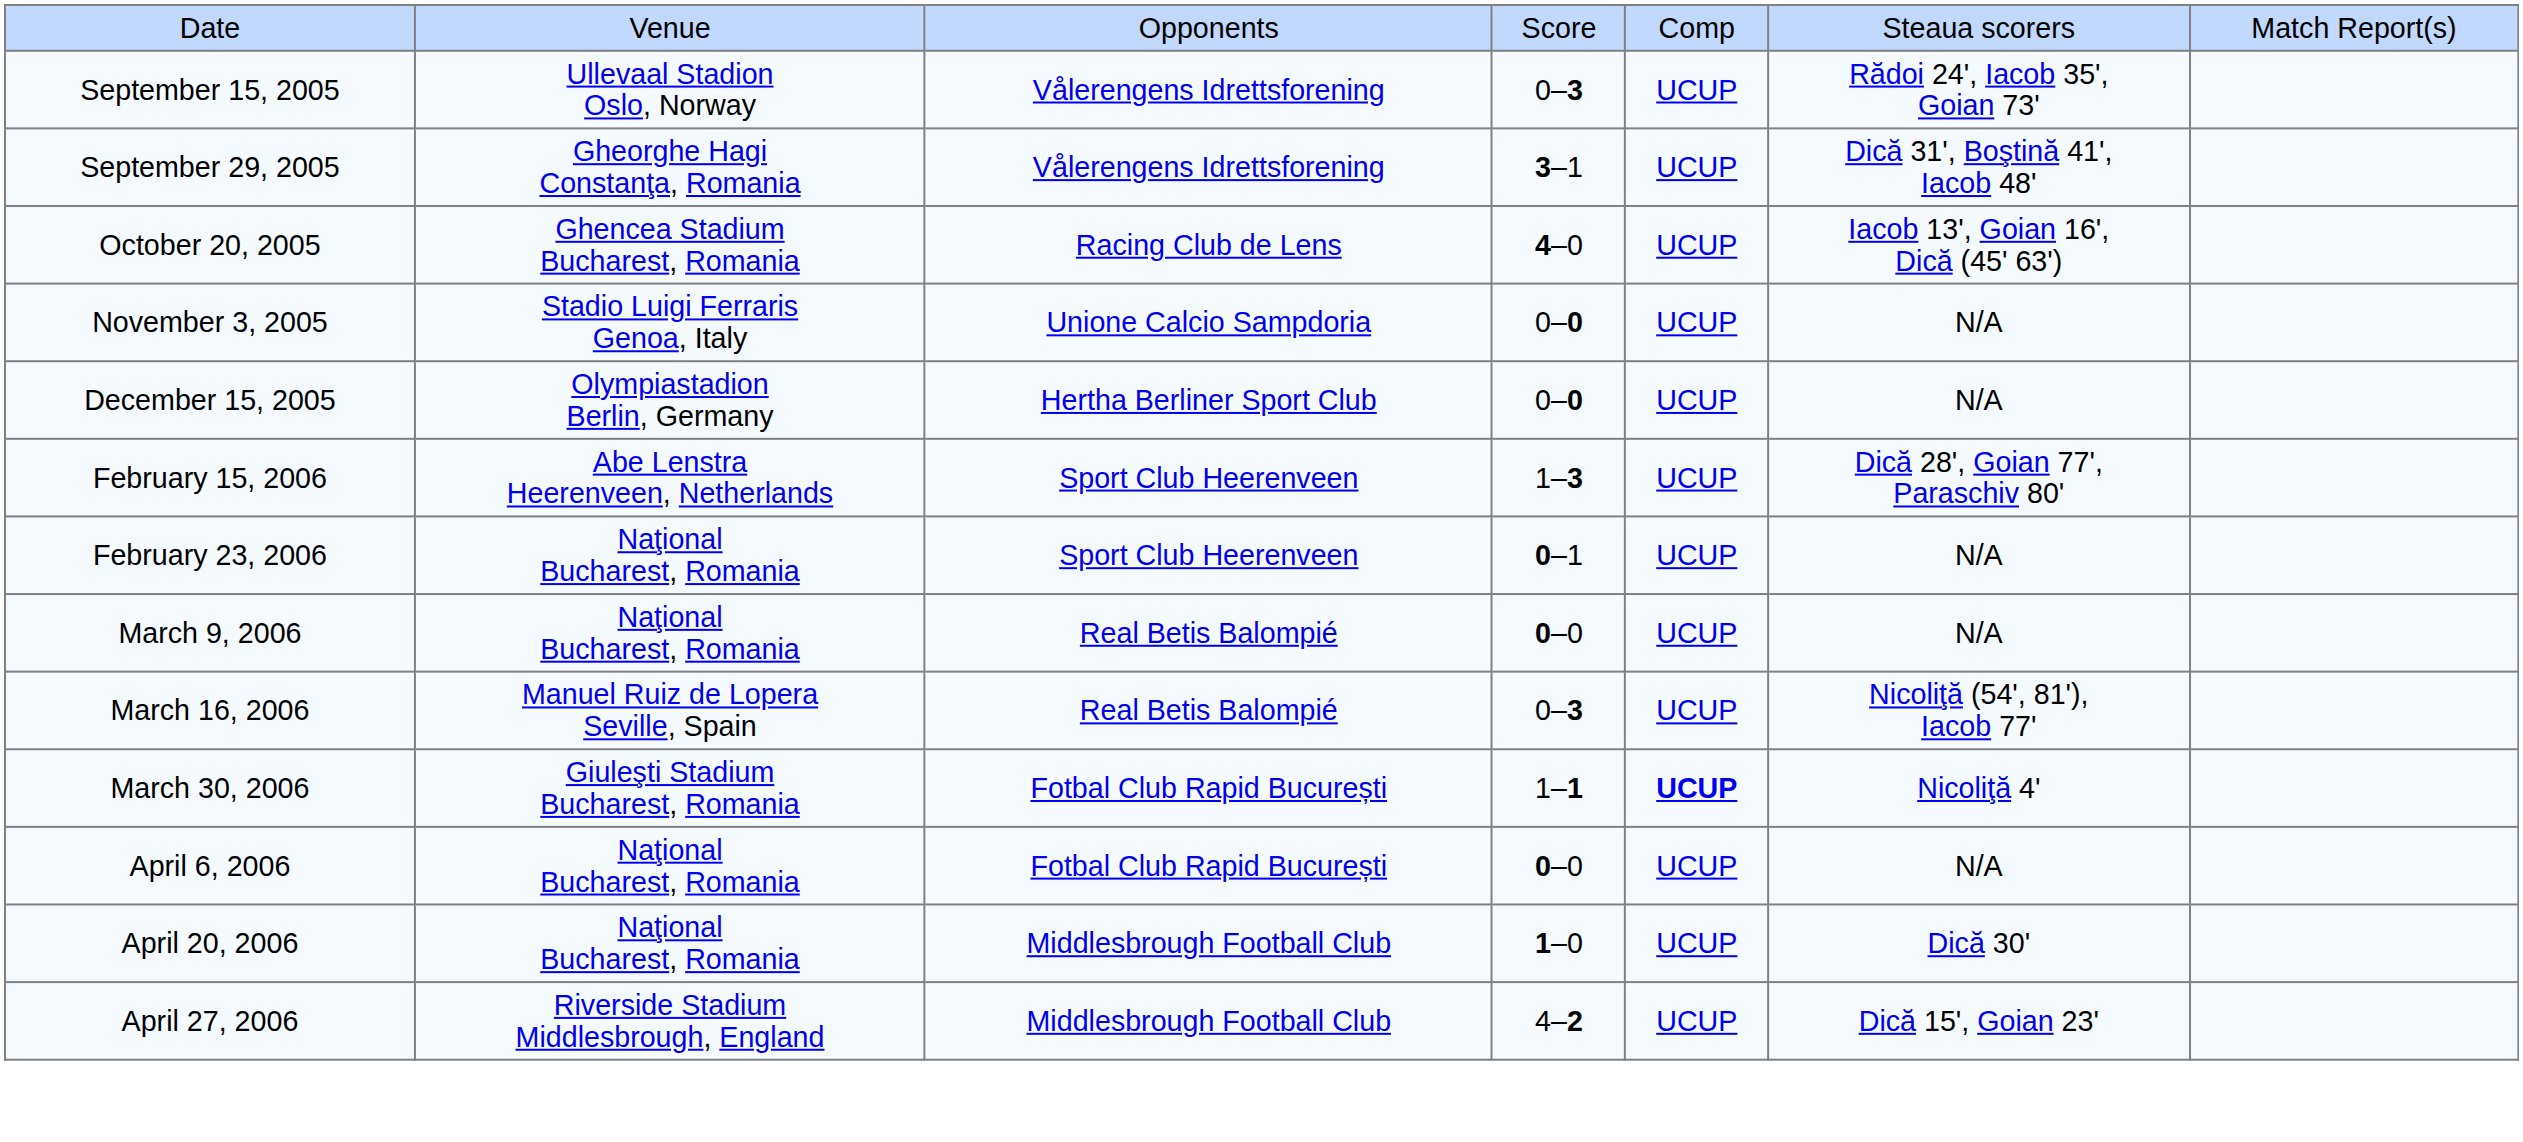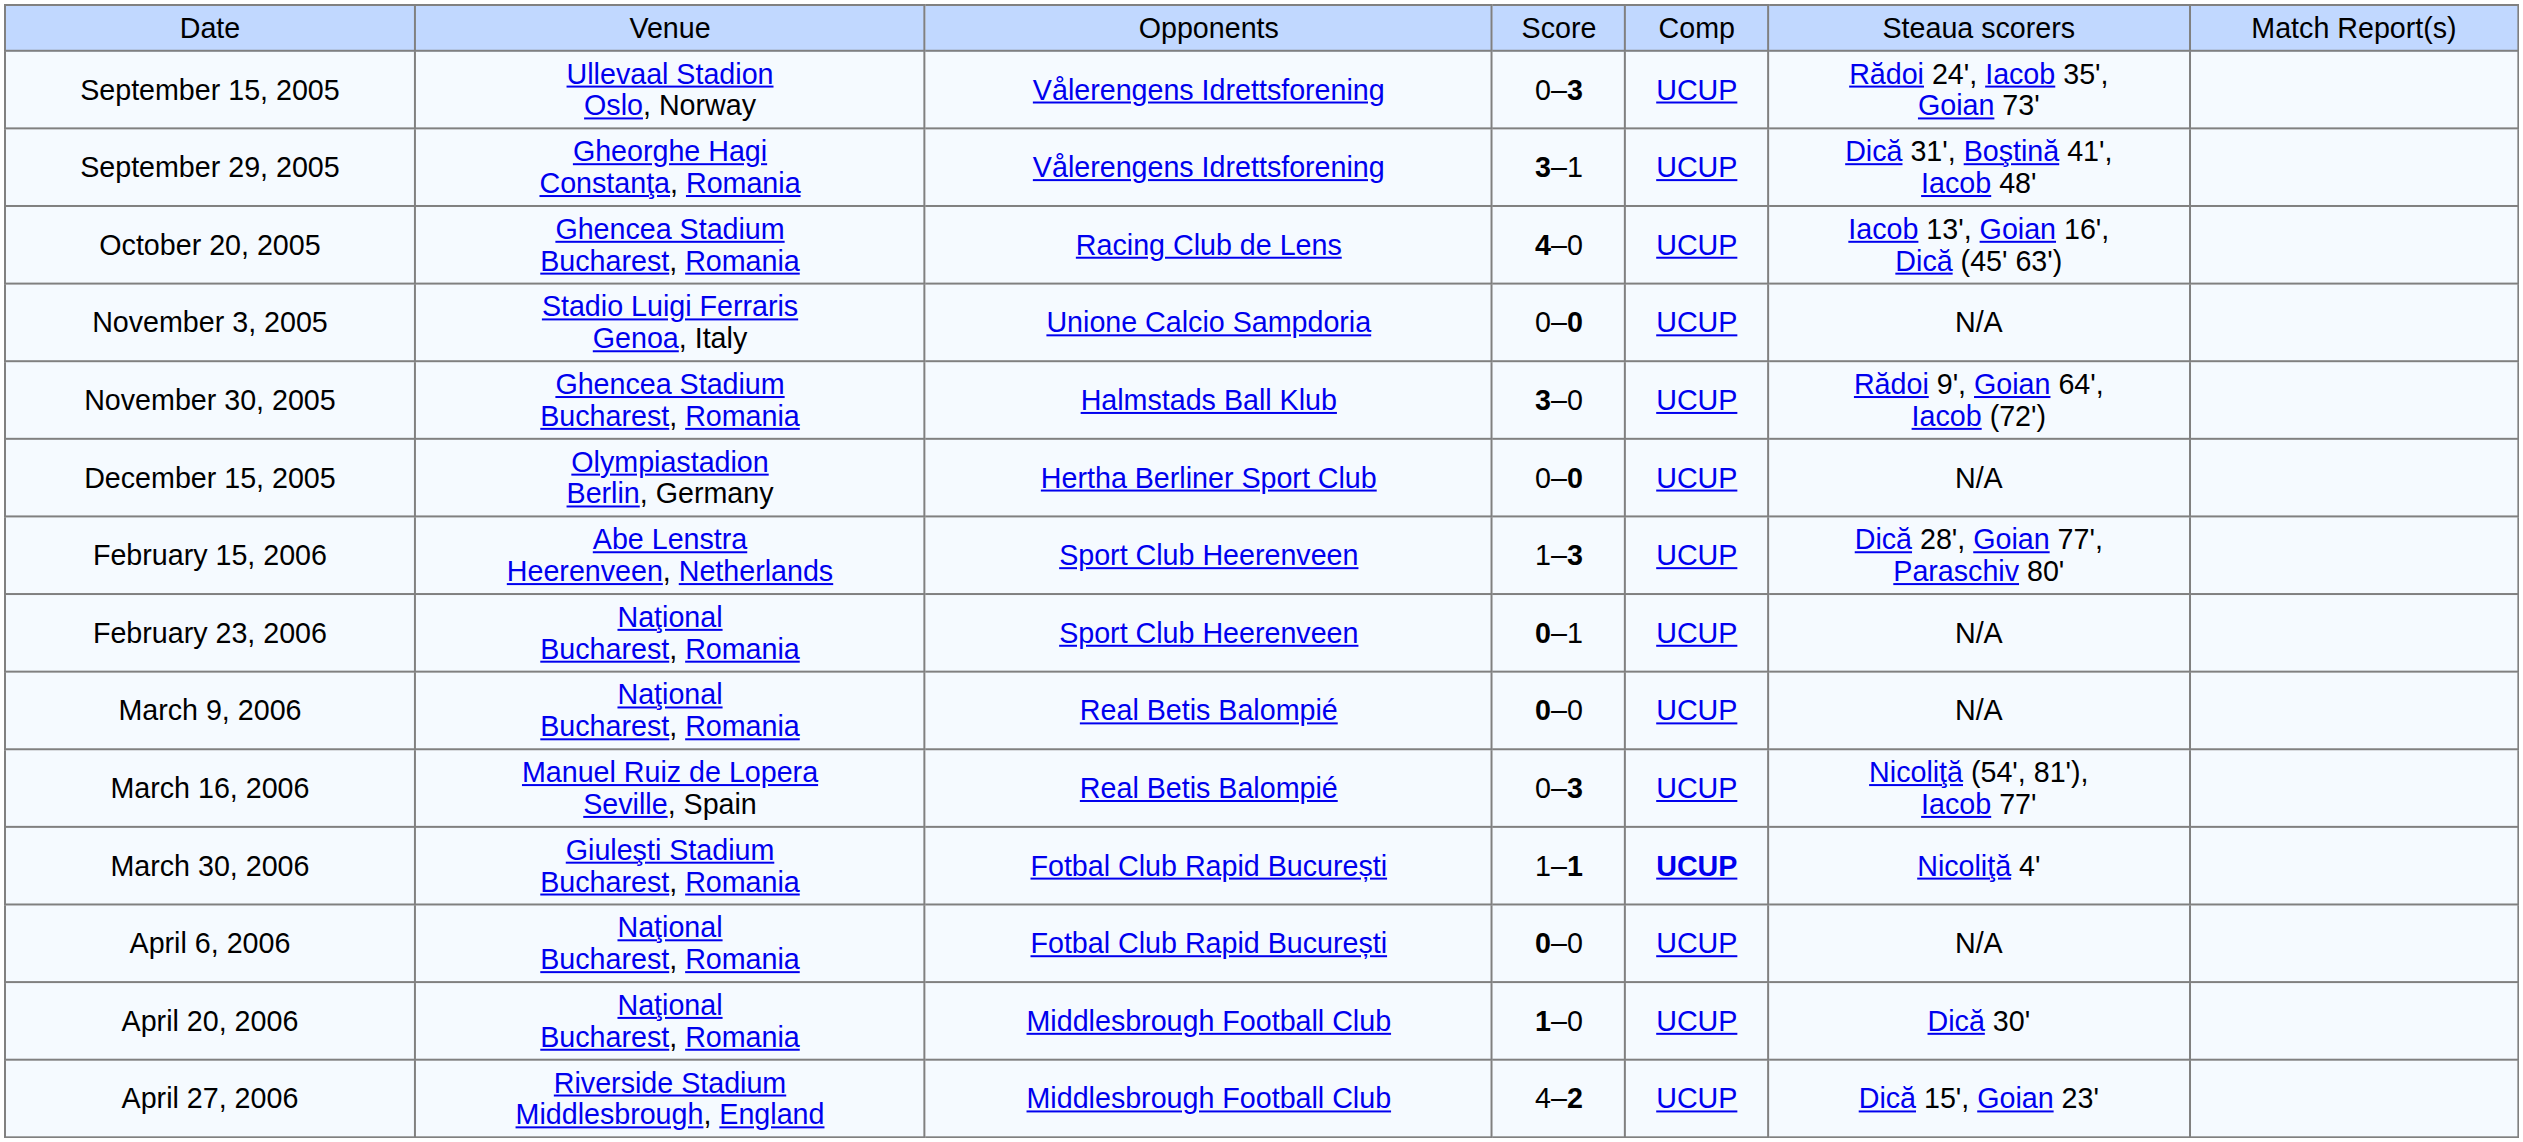+ row: (210, 400)
